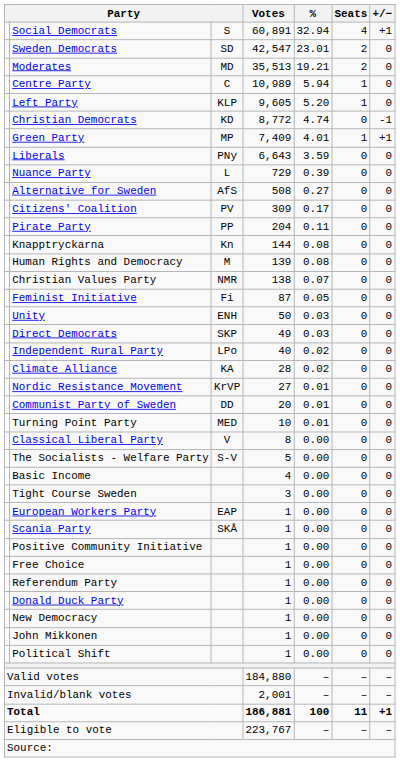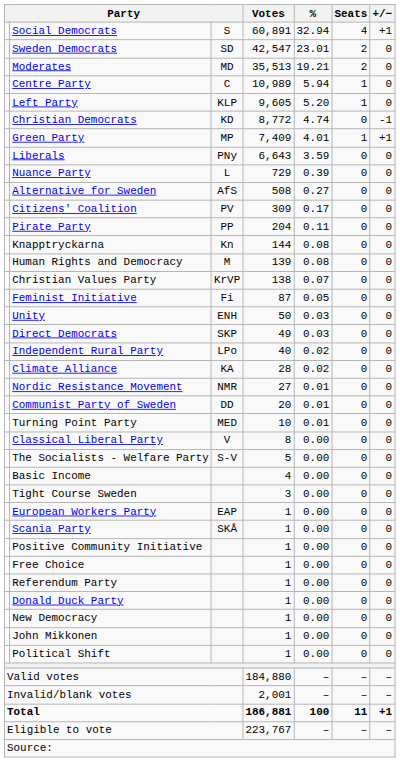(227, 280) NMR -> (227, 280) KrVP
(227, 387) KrVP -> (227, 387) NMR
